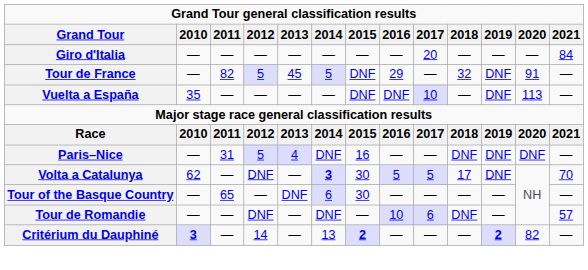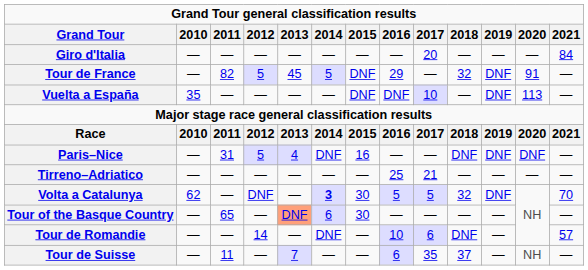+ row: (90, 174)
(464, 174) 17 -> (464, 194) 32
(295, 194) no background -> (295, 214) lightsalmon background
(261, 214) DNF -> (261, 235) 14
- row: (90, 235)
+ row: (90, 255)
